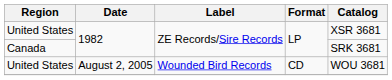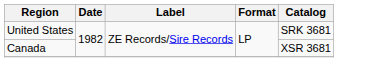(356, 30) XSR 3681 -> (306, 30) SRK 3681
(356, 48) SRK 3681 -> (306, 48) XSR 3681
- row: (40, 65)
